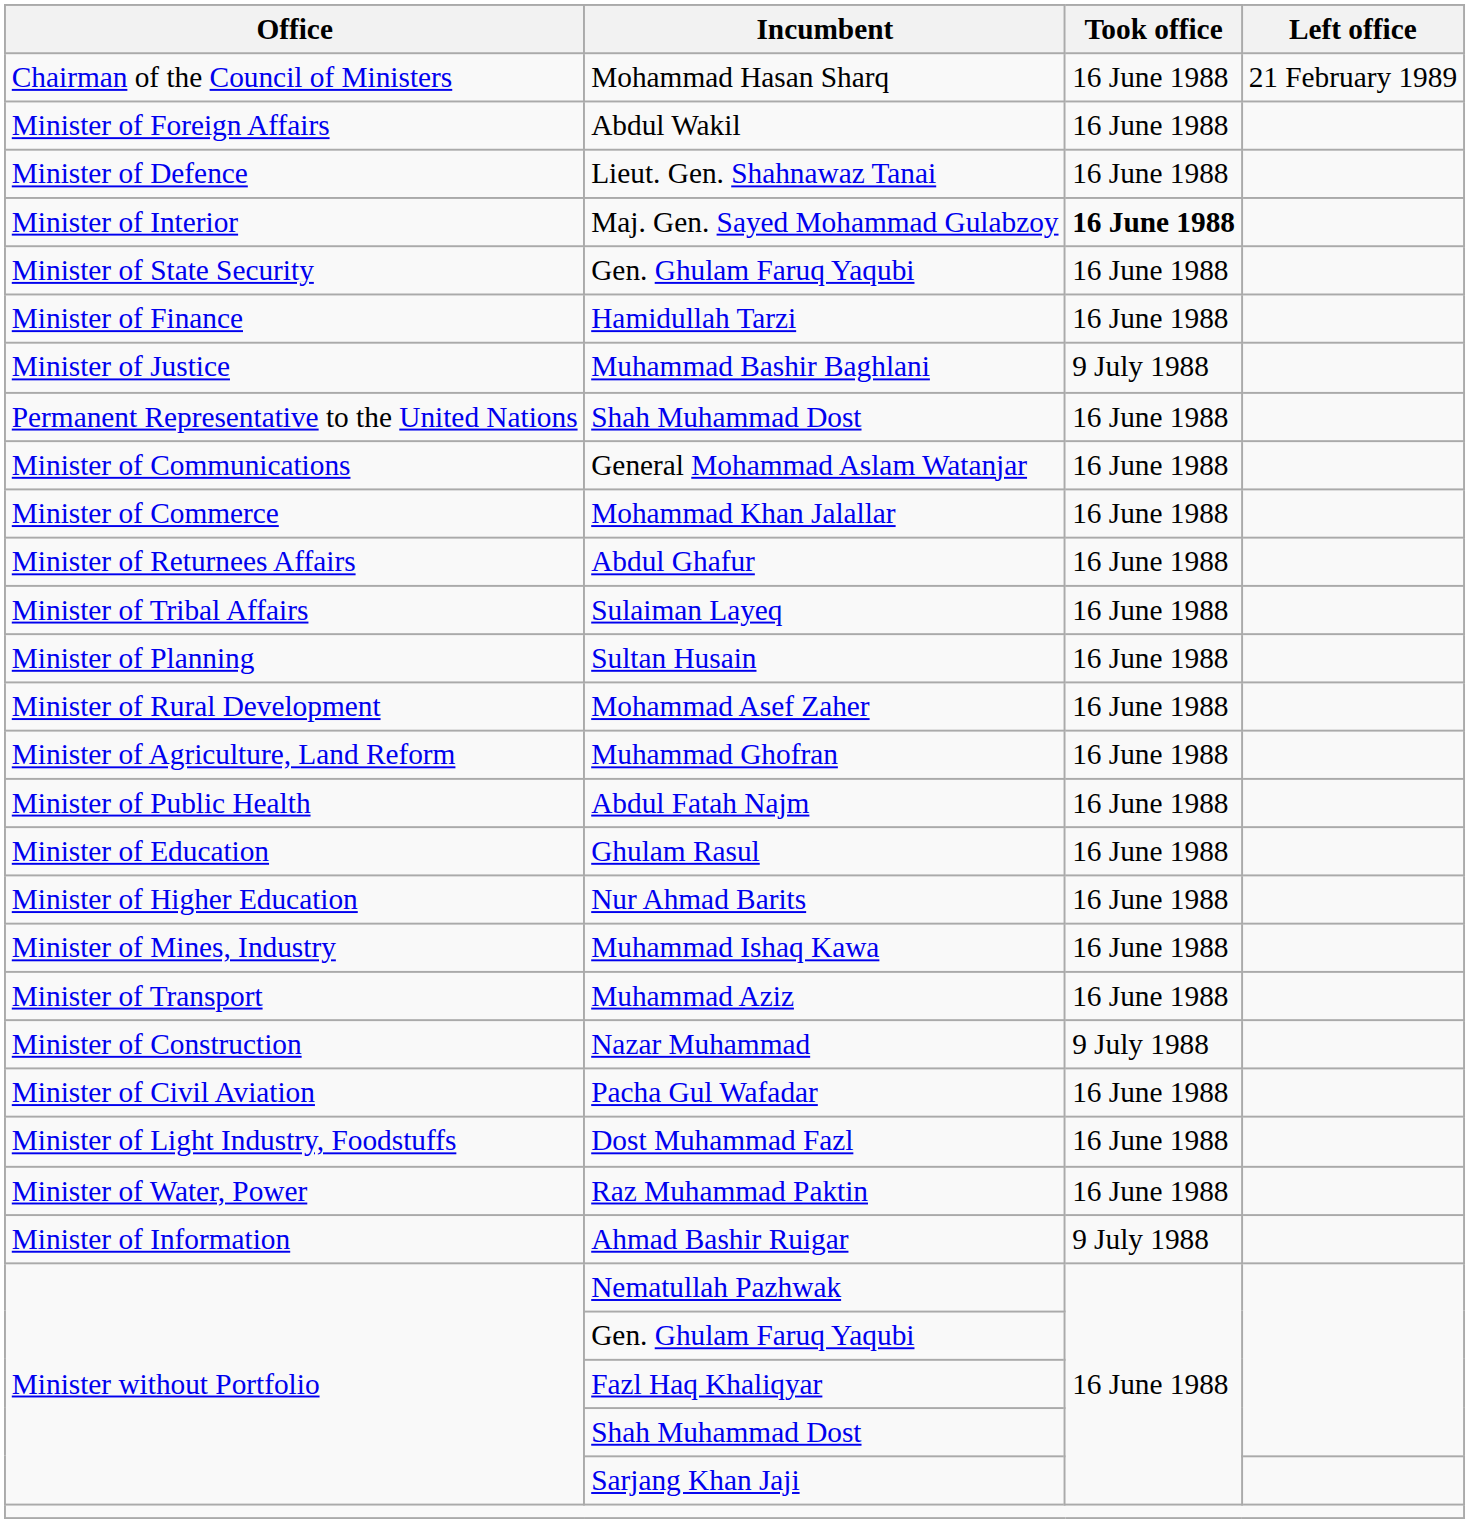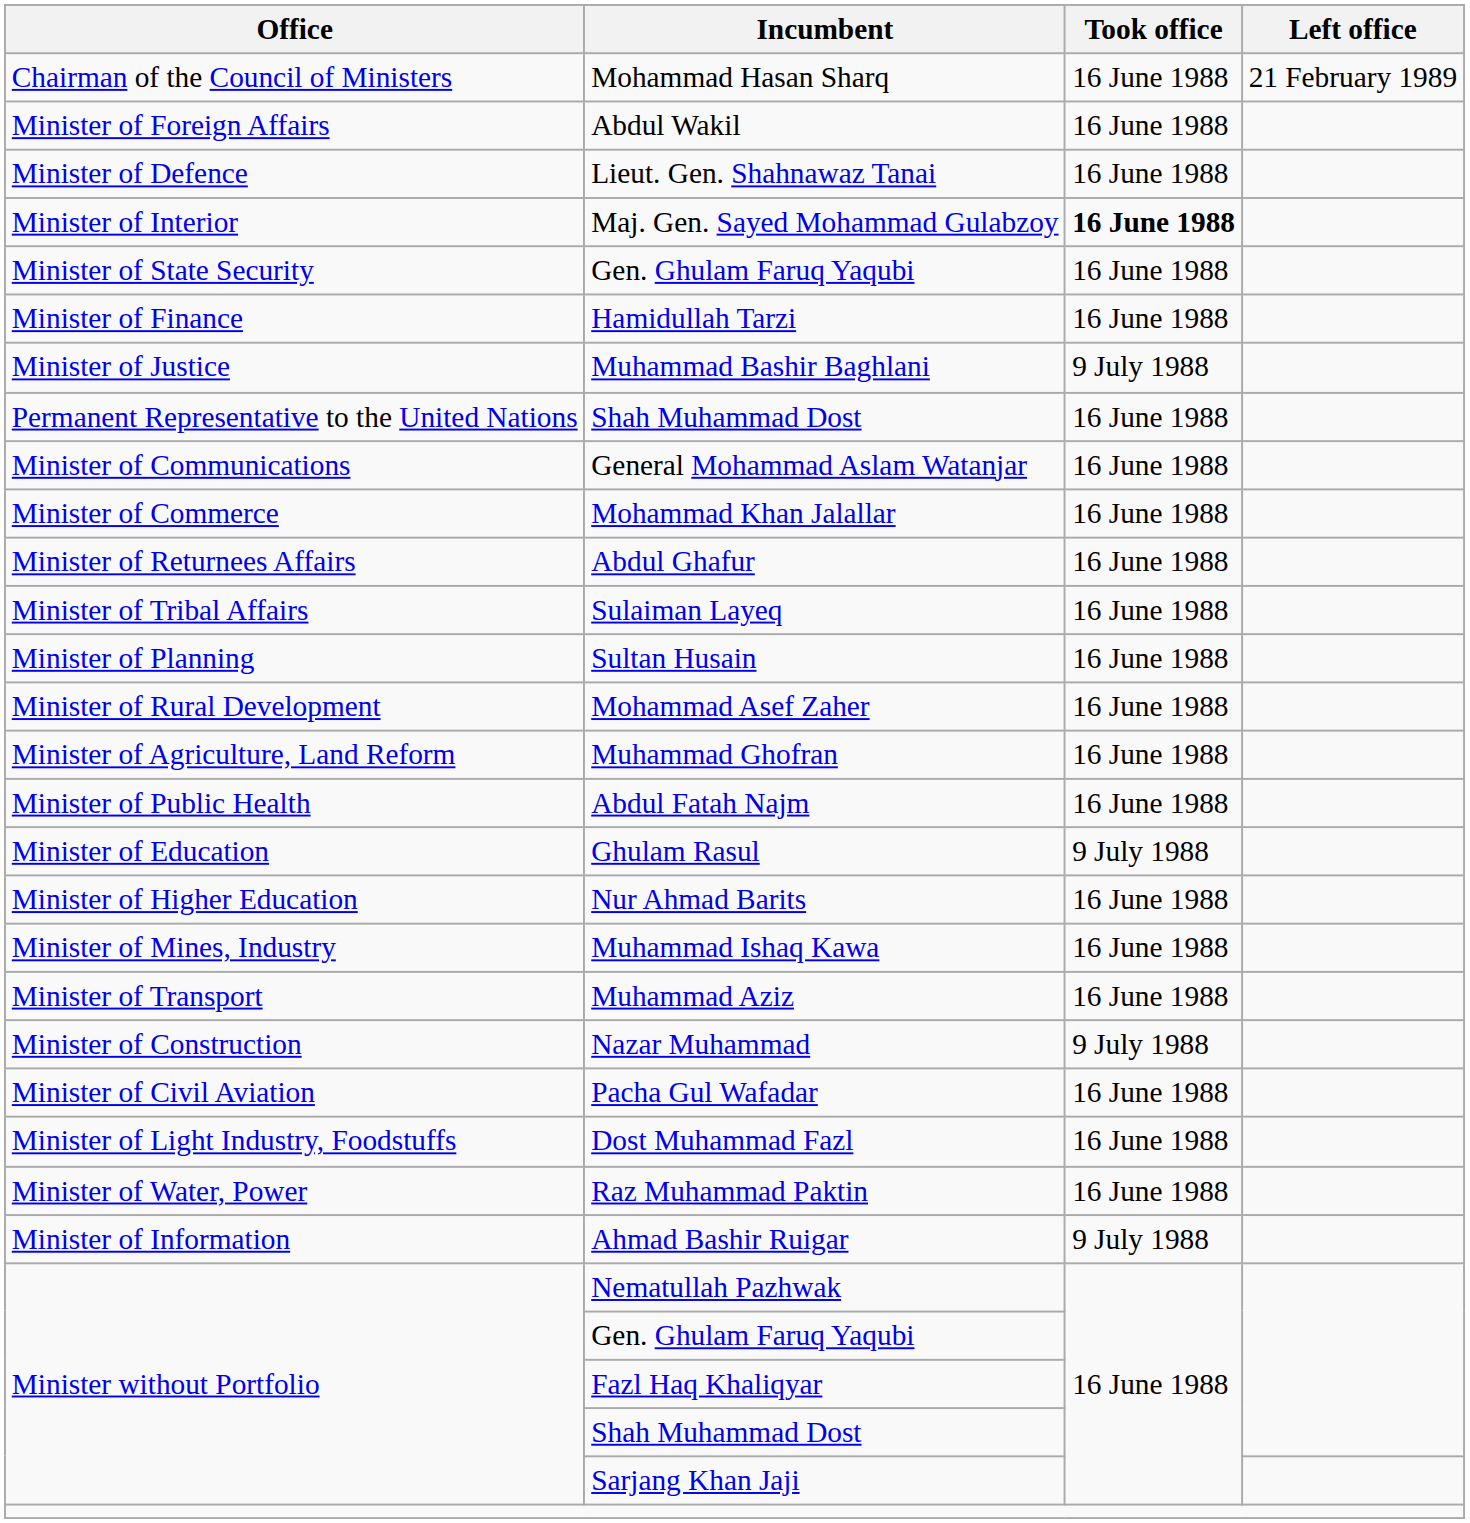(1150, 851) 16 June 1988 -> (1141, 851) 9 July 1988
